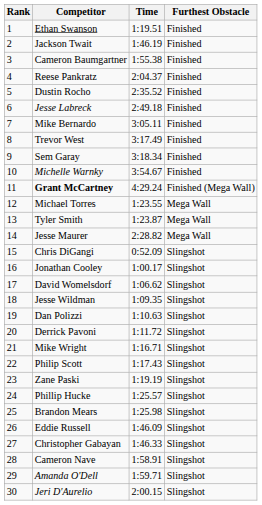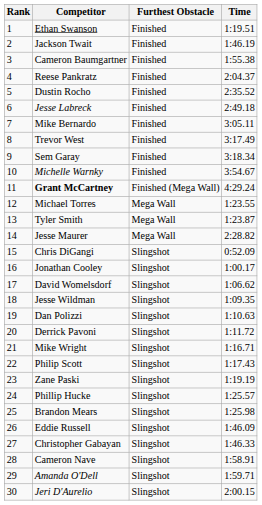columns swapped: (147, 12) <-> (211, 12)
